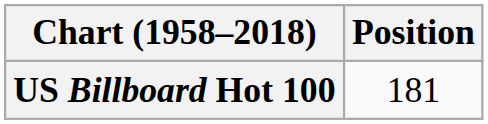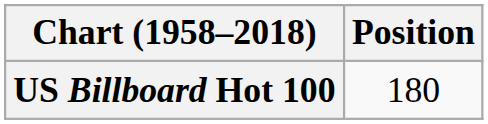(413, 89) 181 -> (413, 89) 180
